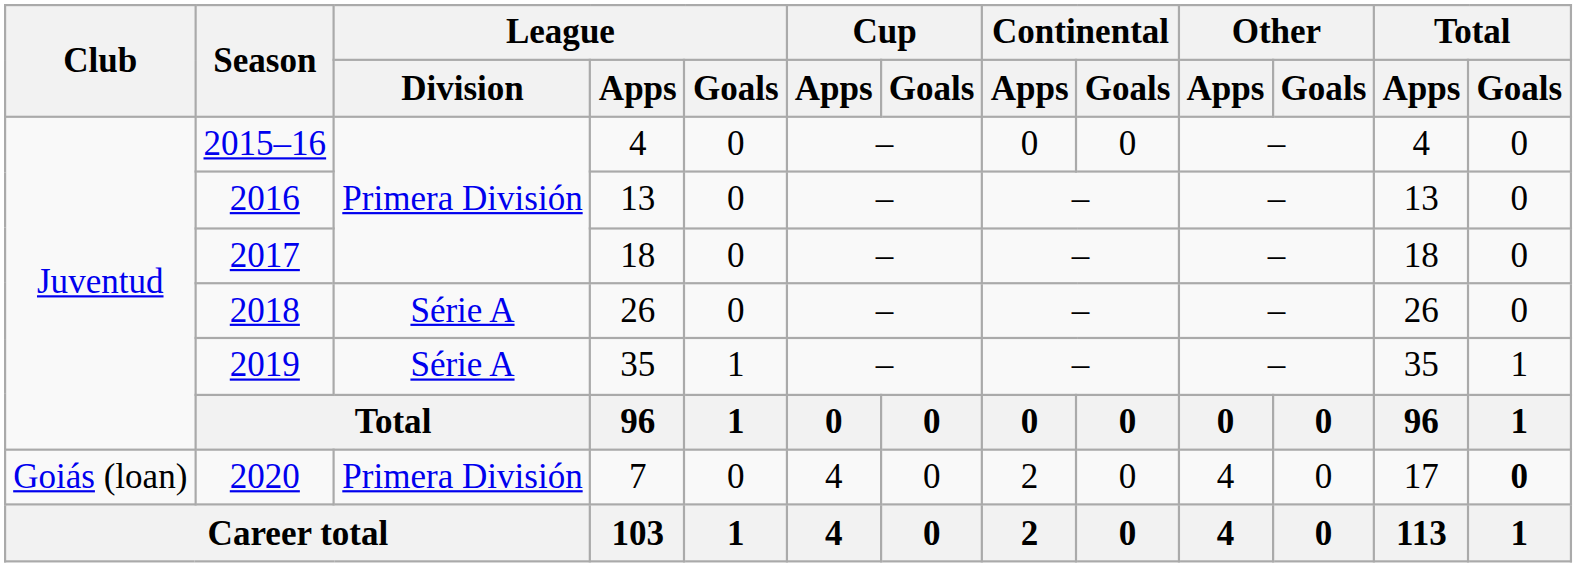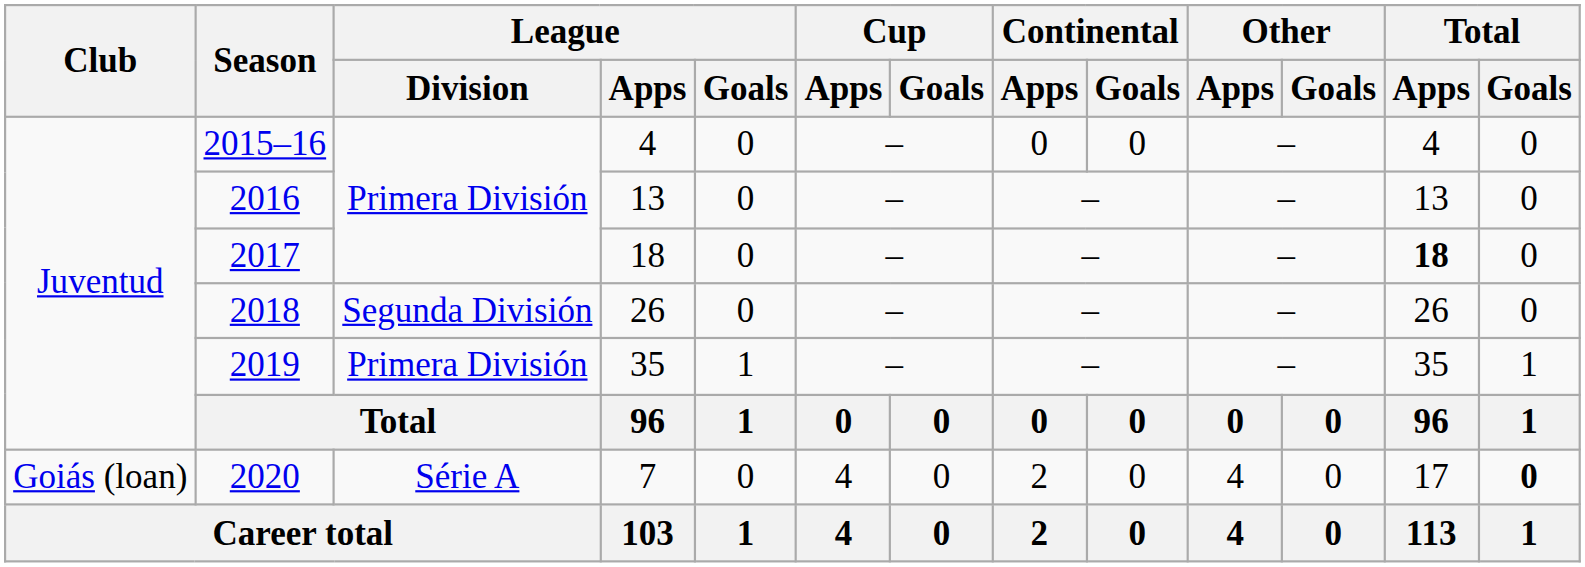(1421, 254) normal -> (1431, 254) bold
(462, 310) Série A -> (467, 310) Segunda División
(462, 365) Série A -> (467, 365) Primera División
(462, 476) Primera División -> (467, 476) Série A
